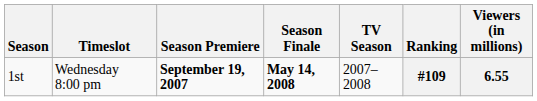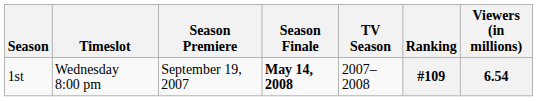(202, 76) bold -> (201, 76) normal
(496, 76) 6.55 -> (496, 76) 6.54
